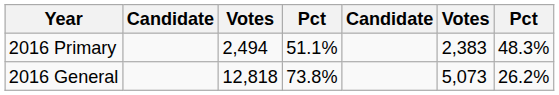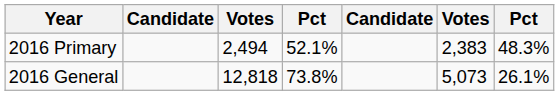(312, 48) 51.1% -> (312, 48) 52.1%
(524, 76) 26.2% -> (524, 76) 26.1%
